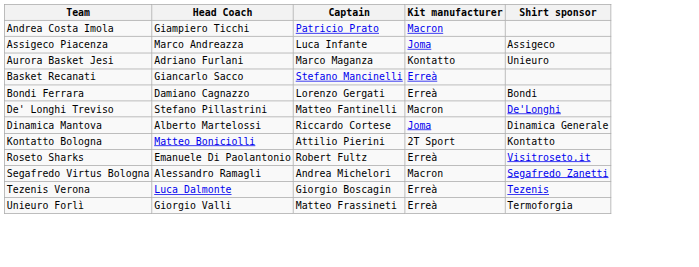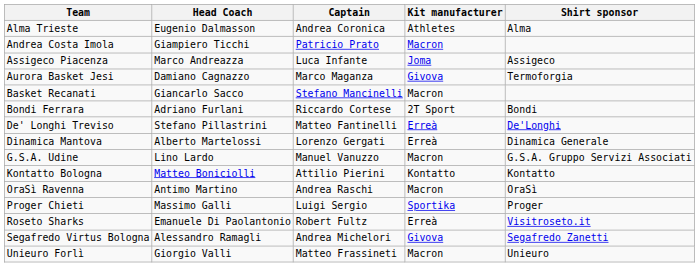+ row: (42, 29)
(199, 61) Adriano Furlani -> (202, 77) Damiano Cagnazzo
(431, 61) Kontatto -> (425, 77) Givova
(528, 61) Unieuro -> (540, 77) Termoforgia
(422, 77) Erreà -> (425, 93) Macron
(202, 93) Damiano Cagnazzo -> (199, 109) Adriano Furlani
(340, 93) Lorenzo Gergati -> (343, 109) Riccardo Cortese
(422, 93) Erreà -> (431, 109) 2T Sport
(425, 109) Macron -> (422, 125) Erreà
(343, 125) Riccardo Cortese -> (340, 141) Lorenzo Gergati
(419, 125) Joma -> (422, 141) Erreà
+ row: (42, 157)
(431, 141) 2T Sport -> (431, 173) Kontatto
+ row: (45, 190)
+ row: (45, 206)
(425, 173) Macron -> (425, 238) Givova
- row: (48, 190)
(422, 206) Erreà -> (425, 254) Macron
(540, 206) Termoforgia -> (528, 254) Unieuro
